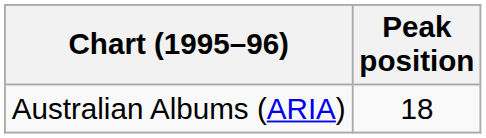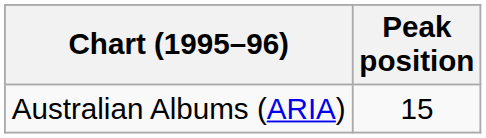(417, 108) 18 -> (417, 108) 15
